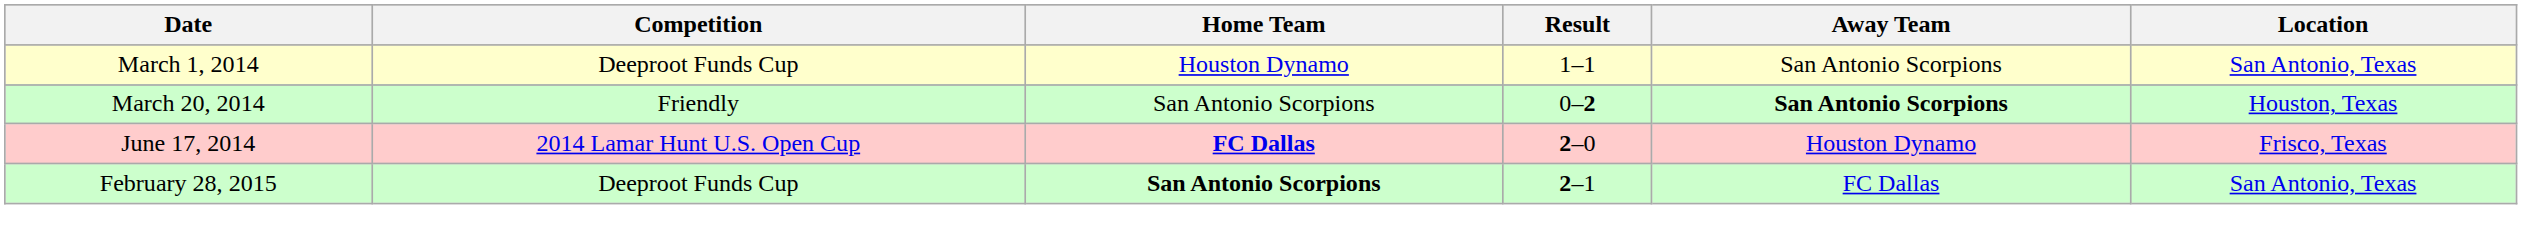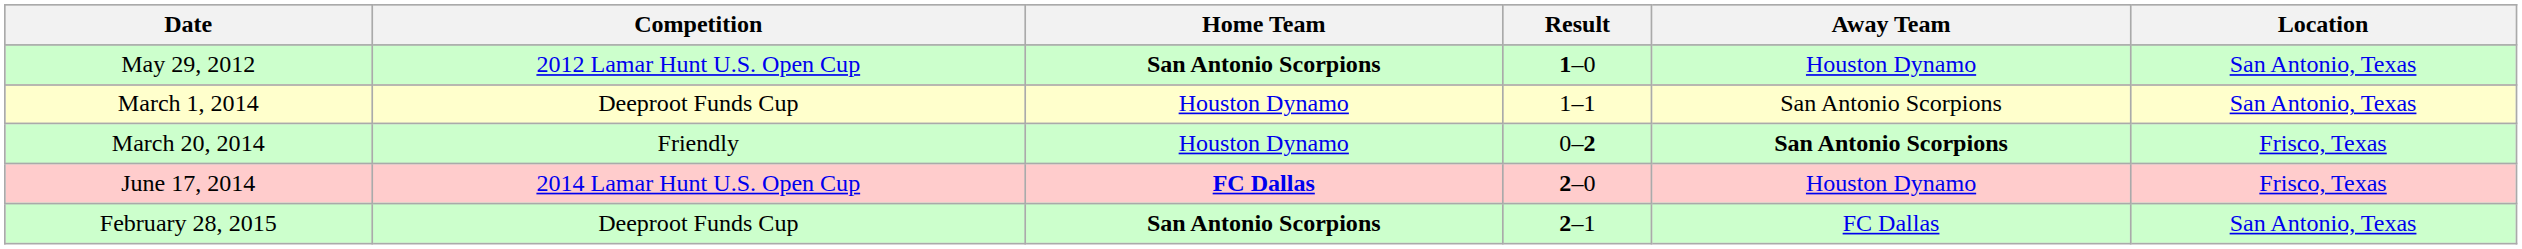+ row: (188, 64)
(1264, 104) San Antonio Scorpions -> (1264, 143) Houston Dynamo
(2323, 104) Houston, Texas -> (2323, 143) Frisco, Texas
